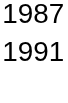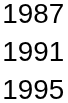+ row: (33, 90)
